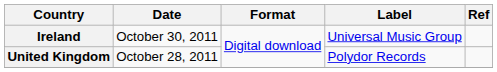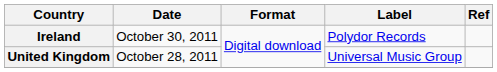(395, 36) Universal Music Group -> (377, 36) Polydor Records
(377, 57) Polydor Records -> (395, 57) Universal Music Group
